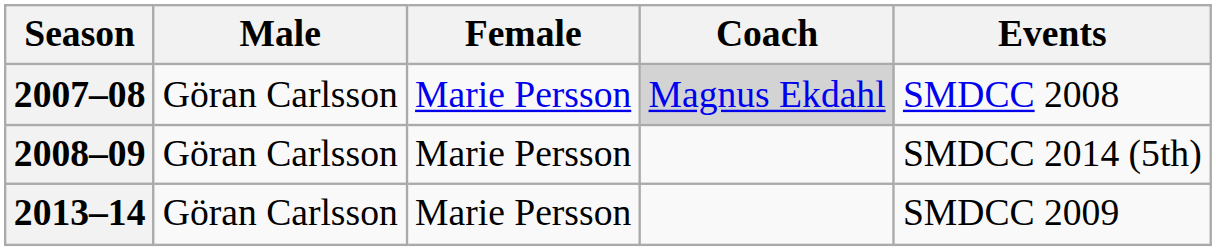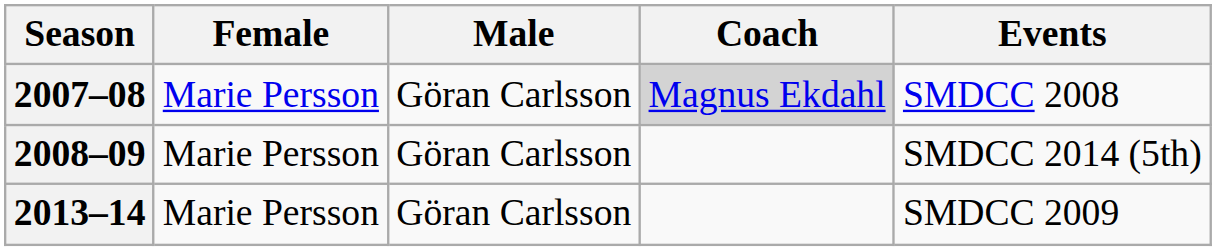columns swapped: (280, 34) <-> (523, 34)
